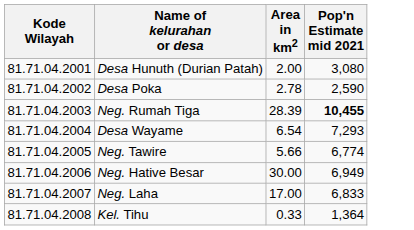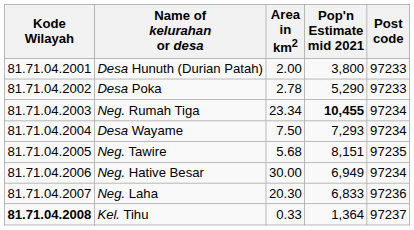+ column: (388, 31)
(348, 68) 3,080 -> (348, 68) 3,800
(348, 89) 2,590 -> (348, 89) 5,290
(285, 110) 28.39 -> (285, 110) 23.34
(289, 131) 6.54 -> (289, 131) 7.50
(289, 152) 5.66 -> (289, 152) 5.68
(348, 152) 6,774 -> (348, 152) 8,151
(285, 193) 17.00 -> (285, 193) 20.30
(49, 214) normal -> (49, 214) bold
